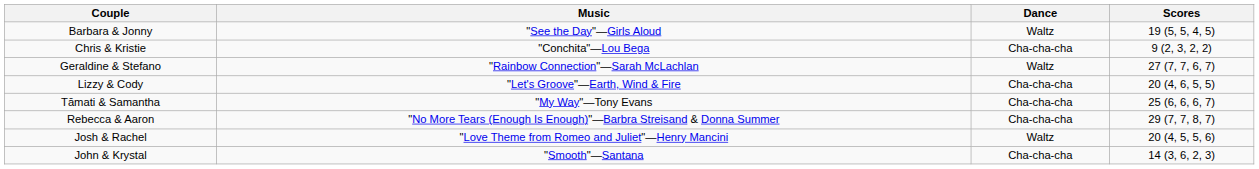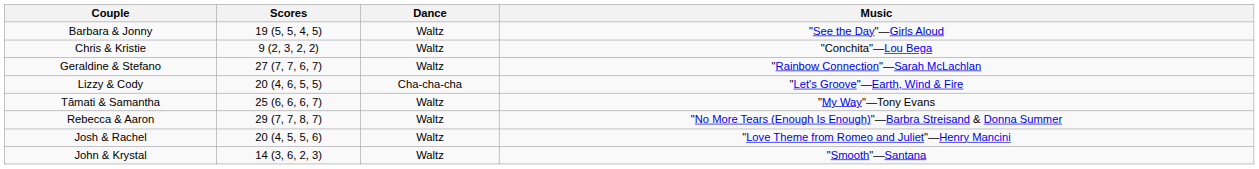columns swapped: (1182, 13) <-> (594, 13)
(1040, 48) Cha-cha-cha -> (430, 48) Waltz
(1040, 102) Cha-cha-cha -> (430, 102) Waltz
(1040, 119) Cha-cha-cha -> (430, 119) Waltz
(1040, 155) Cha-cha-cha -> (430, 155) Waltz
